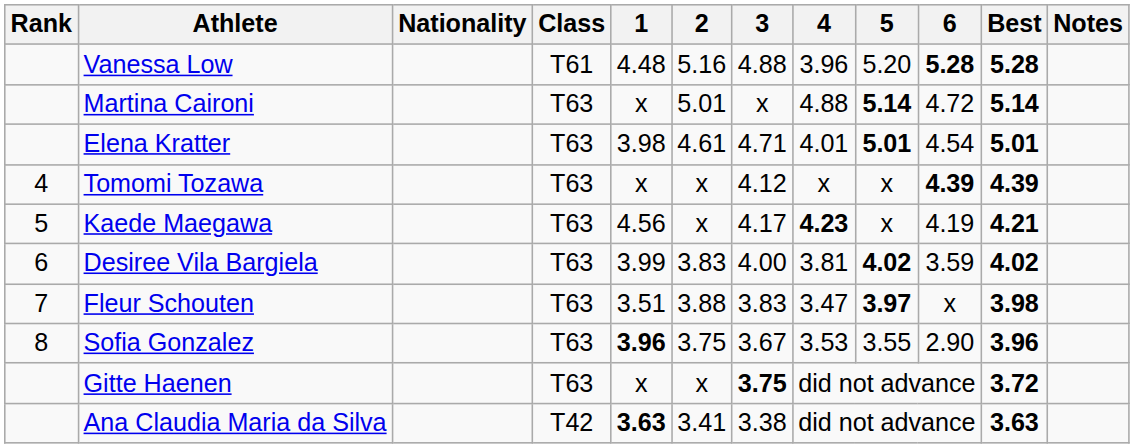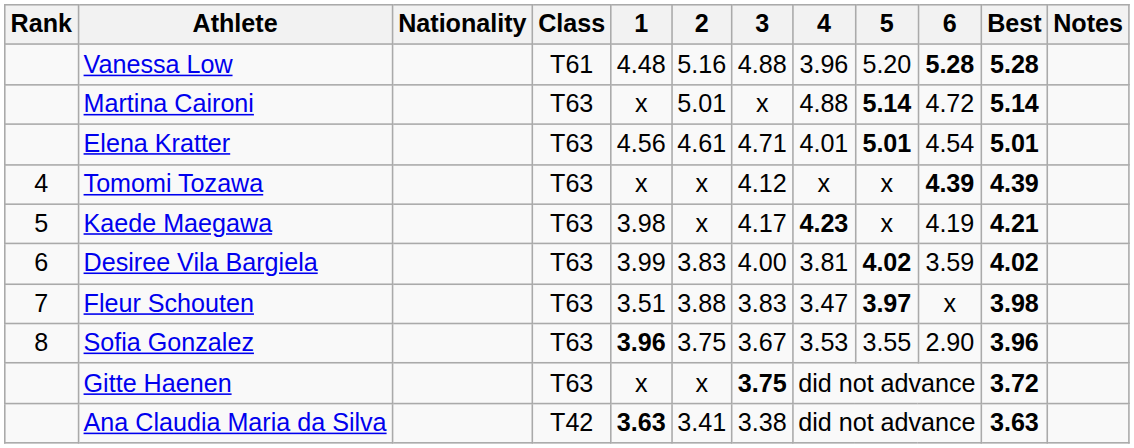(641, 143) 3.98 -> (641, 143) 4.56
(641, 223) 4.56 -> (641, 223) 3.98
